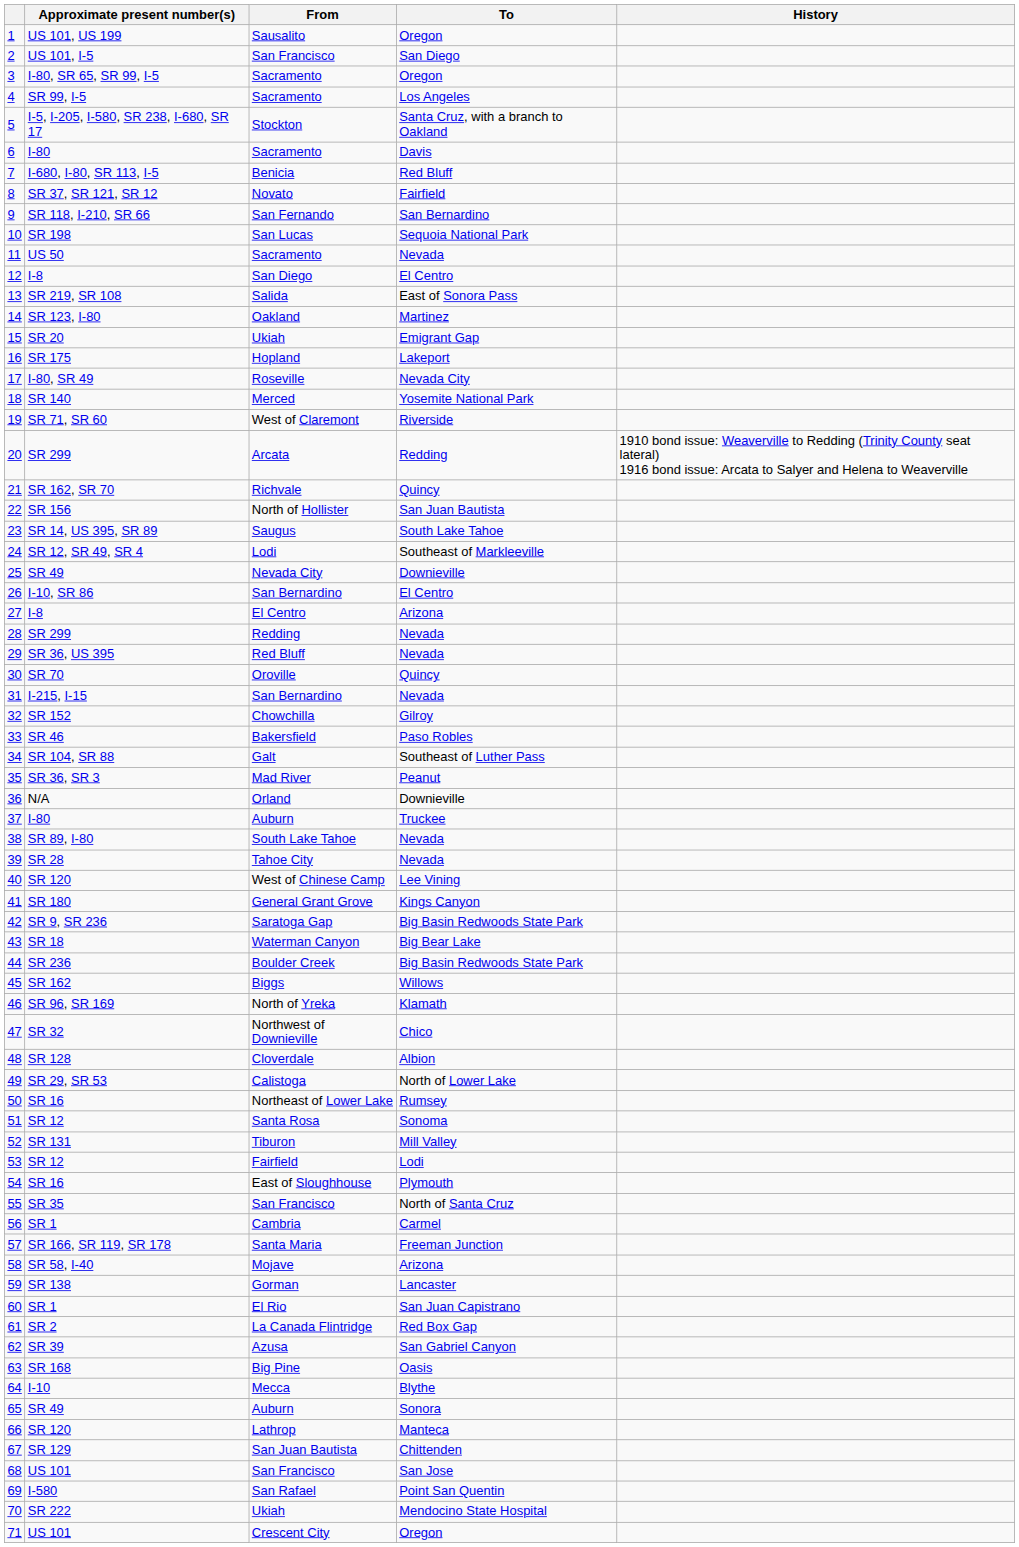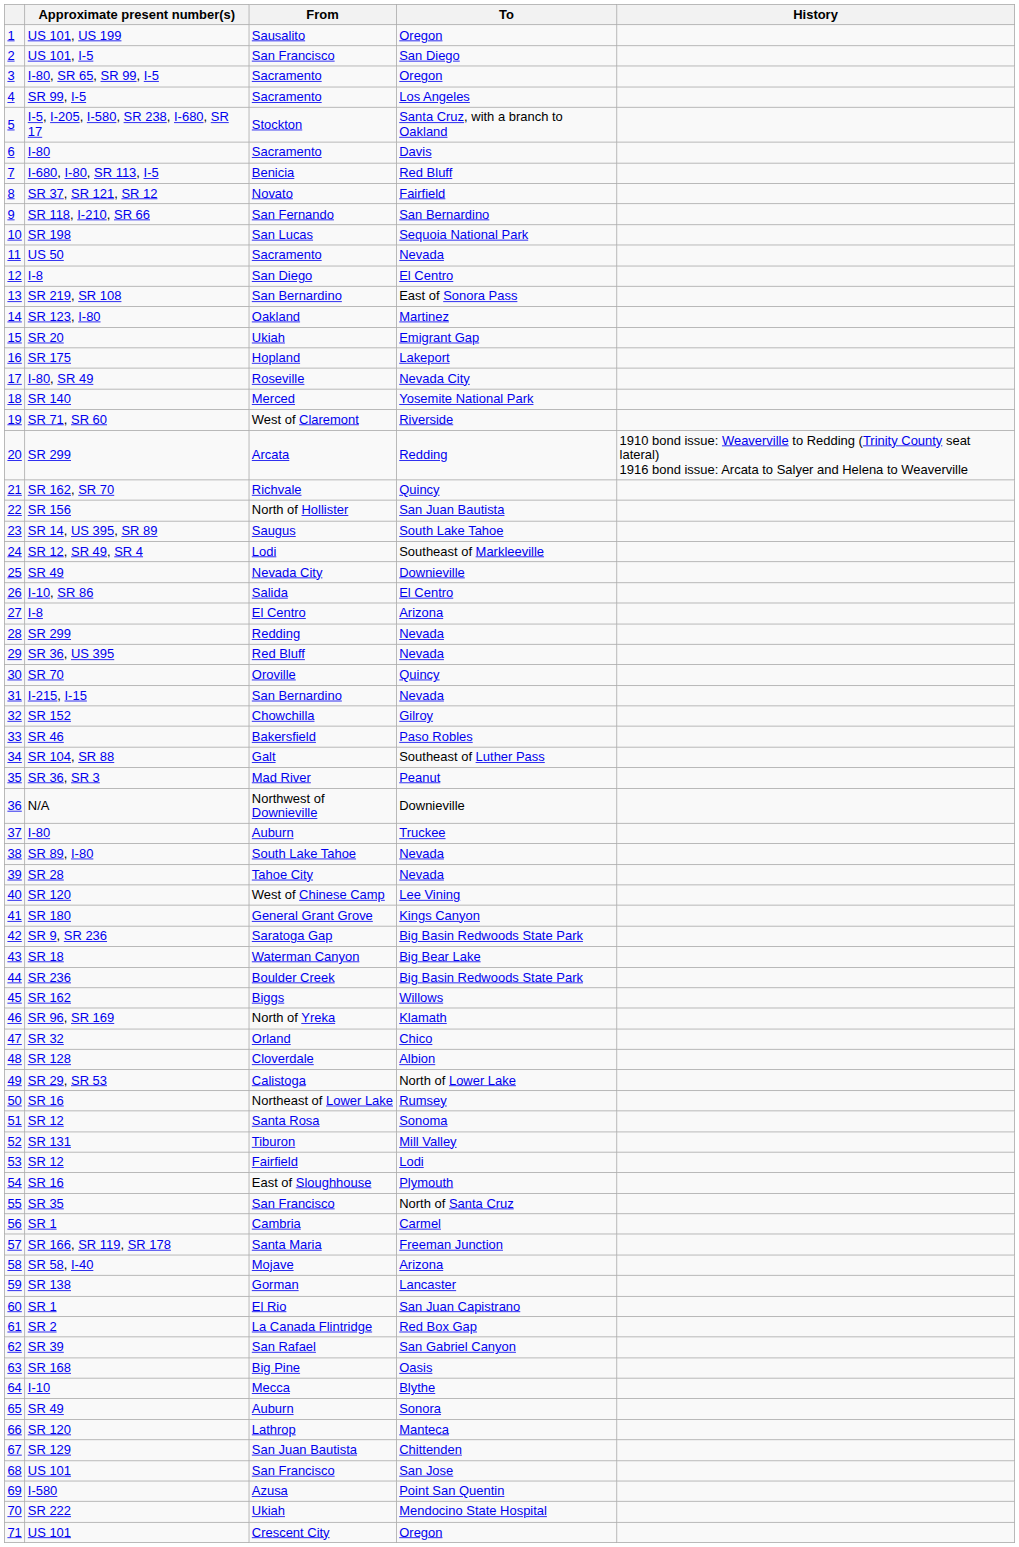(270, 296) Salida -> (297, 296) San Bernardino
(297, 592) San Bernardino -> (270, 592) Salida
(271, 798) Orland -> (288, 805) Northwest of Downieville
(288, 1031) Northwest of Downieville -> (271, 1039) Orland
(270, 1347) Azusa -> (284, 1347) San Rafael
(284, 1491) San Rafael -> (270, 1491) Azusa
